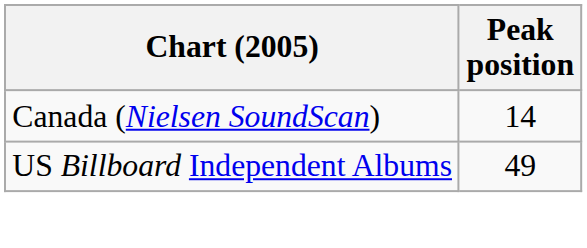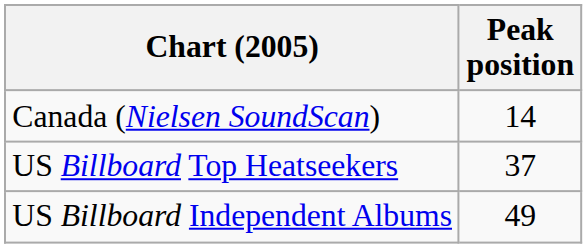+ row: (205, 165)
